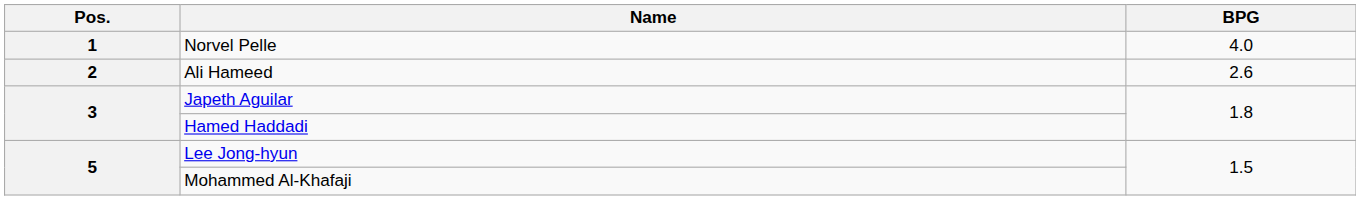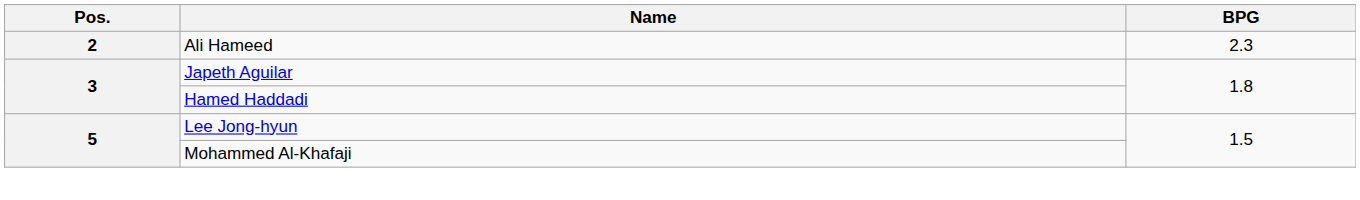- row: (230, 45)
(1241, 72) 2.6 -> (1241, 45) 2.3
